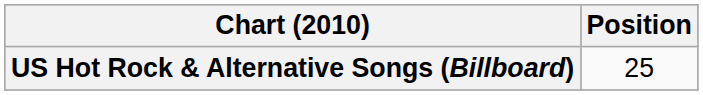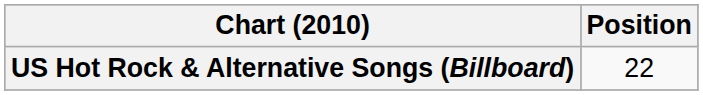(639, 68) 25 -> (639, 68) 22
